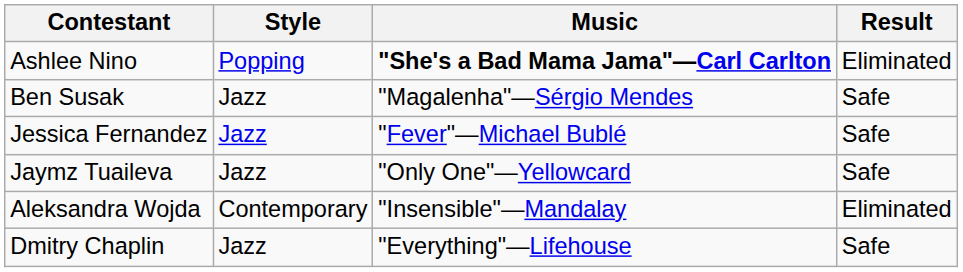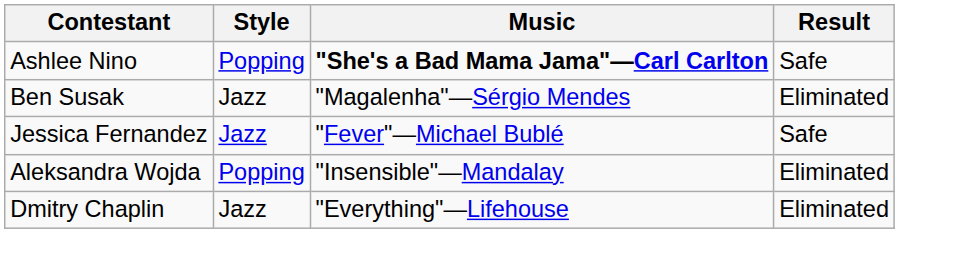(897, 60) Eliminated -> (803, 60) Safe
(866, 97) Safe -> (834, 97) Eliminated
- row: (91, 172)
(293, 209) Contemporary -> (262, 172) Popping
(866, 246) Safe -> (834, 209) Eliminated
